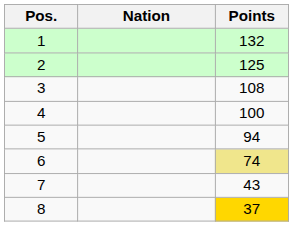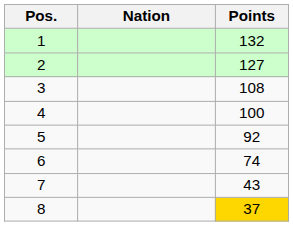(252, 64) 125 -> (252, 64) 127
(252, 137) 94 -> (252, 137) 92
(252, 161) khaki background -> (252, 161) no background
